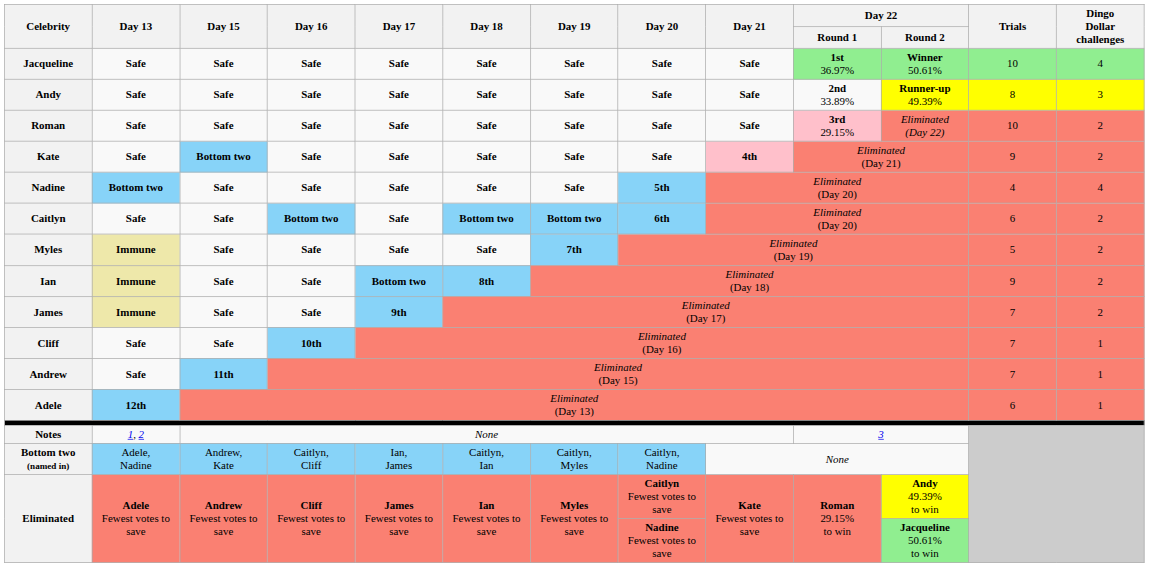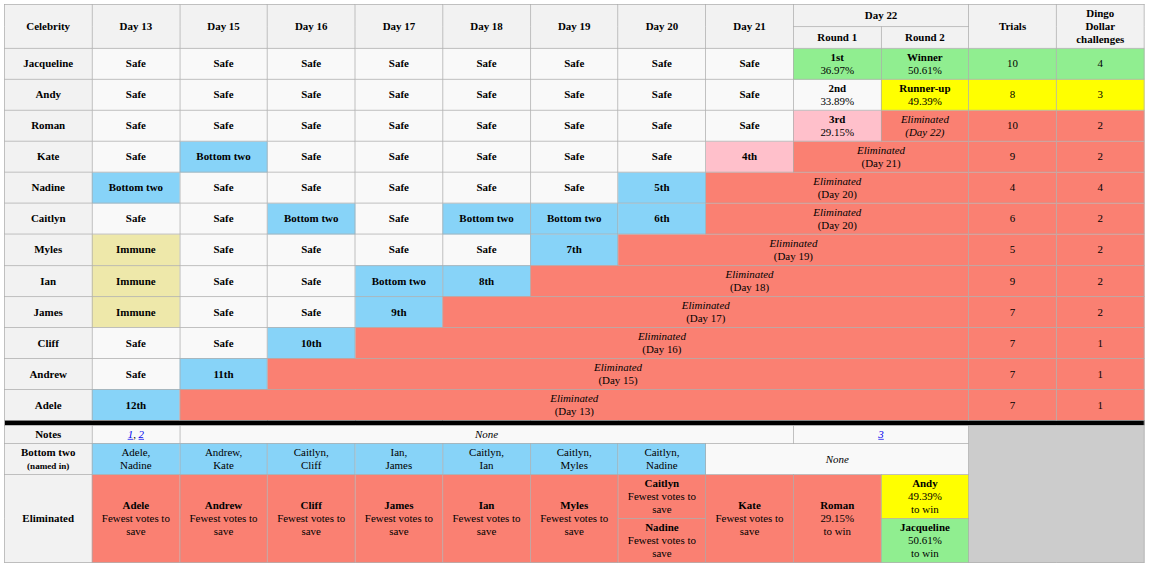(1013, 405) 6 -> (1013, 405) 7
